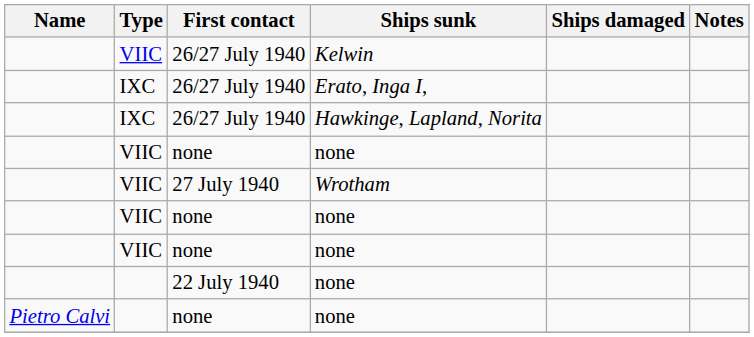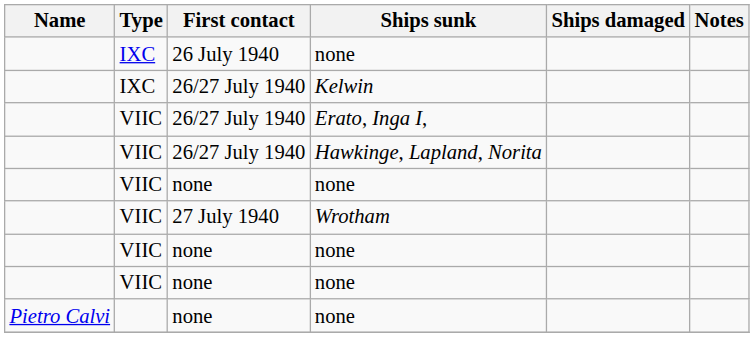+ row: (226, 53)
(141, 53) VIIC -> (137, 86) IXC
(137, 86) IXC -> (141, 119) VIIC
(137, 119) IXC -> (141, 151) VIIC
- row: (226, 282)
